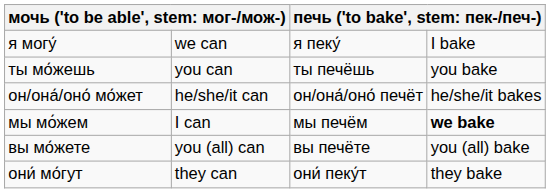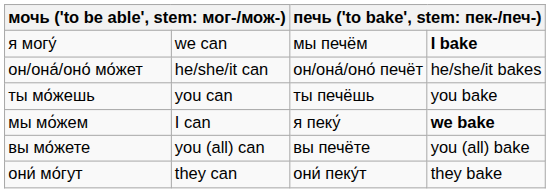(317, 43) я пеку́ -> (330, 43) мы печём
(453, 43) normal -> (454, 43) bold
rows swapped: (52, 69) <-> (76, 95)
(330, 122) мы печём -> (317, 122) я пеку́
